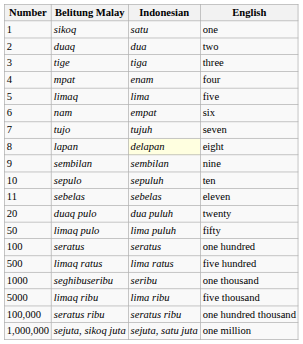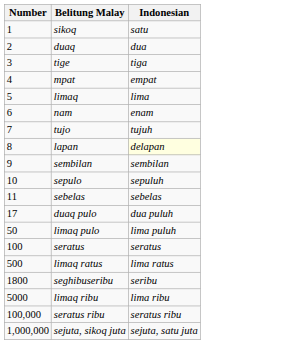- column: (249, 12)
(142, 79) enam -> (144, 79) empat
(144, 113) empat -> (142, 113) enam
(12, 213) 20 -> (12, 213) 17
(17, 280) 1000 -> (17, 280) 1800
